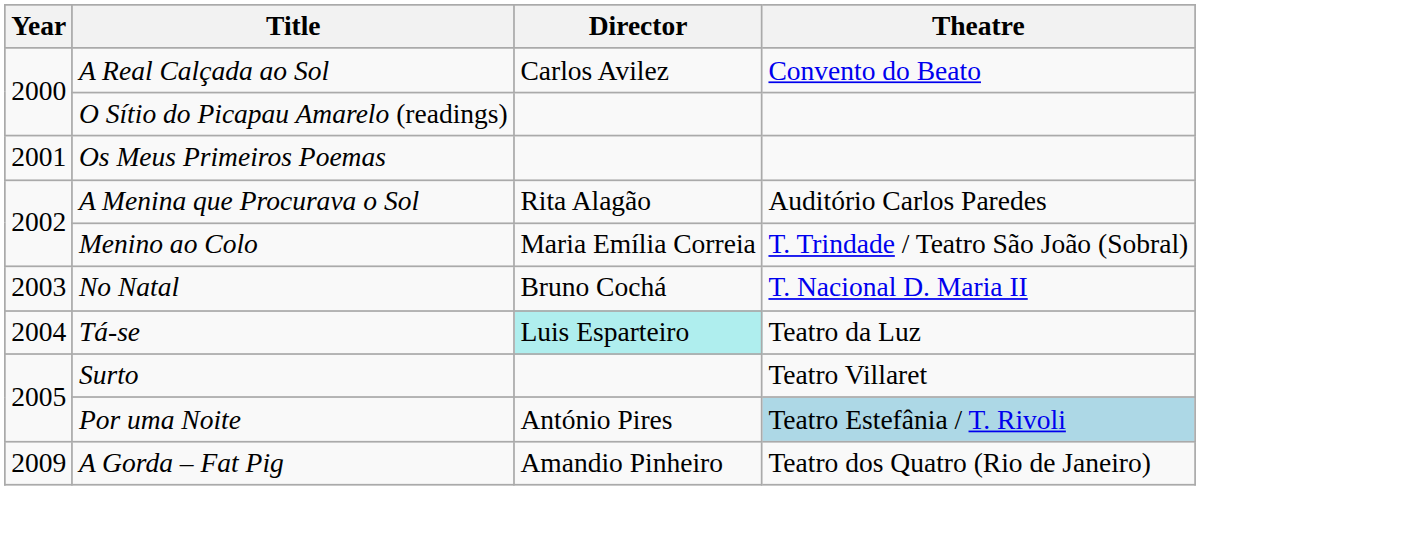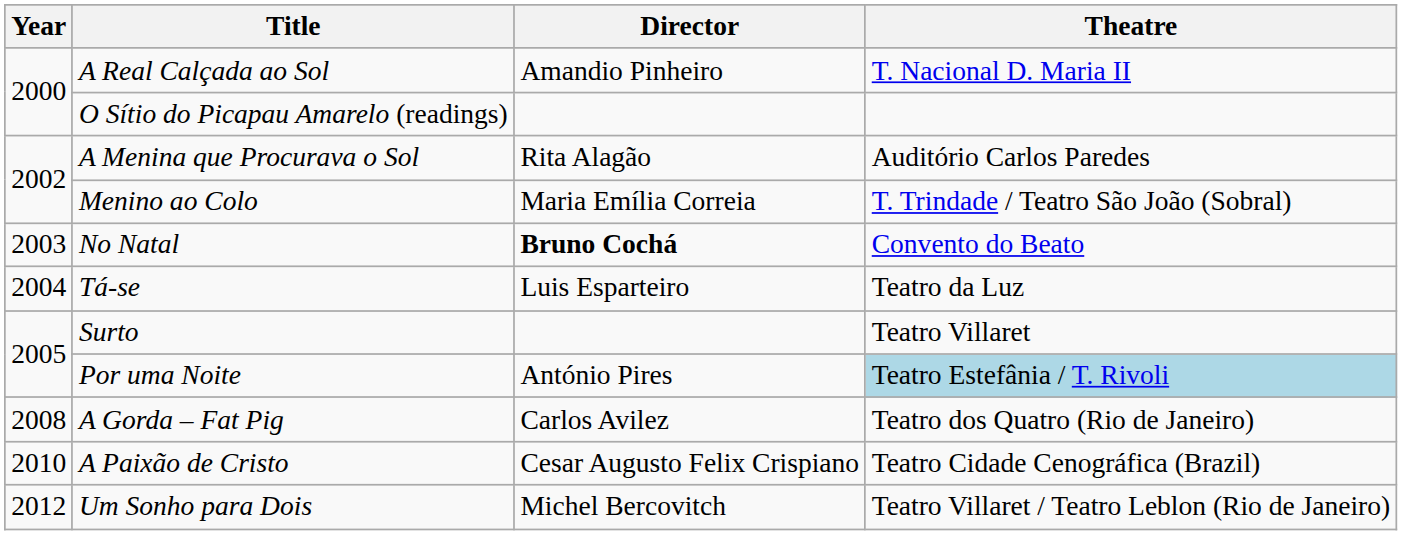(595, 69) Carlos Avilez -> (622, 69) Amandio Pinheiro
(875, 69) Convento do Beato -> (1001, 69) T. Nacional D. Maria II
- row: (232, 157)
(593, 288) normal -> (599, 244) bold
(898, 288) T. Nacional D. Maria II -> (978, 244) Convento do Beato
(605, 331) paleturquoise background -> (605, 288) no background
(39, 462) 2009 -> (39, 419) 2008
(622, 462) Amandio Pinheiro -> (595, 419) Carlos Avilez
+ row: (184, 462)
+ row: (196, 506)
